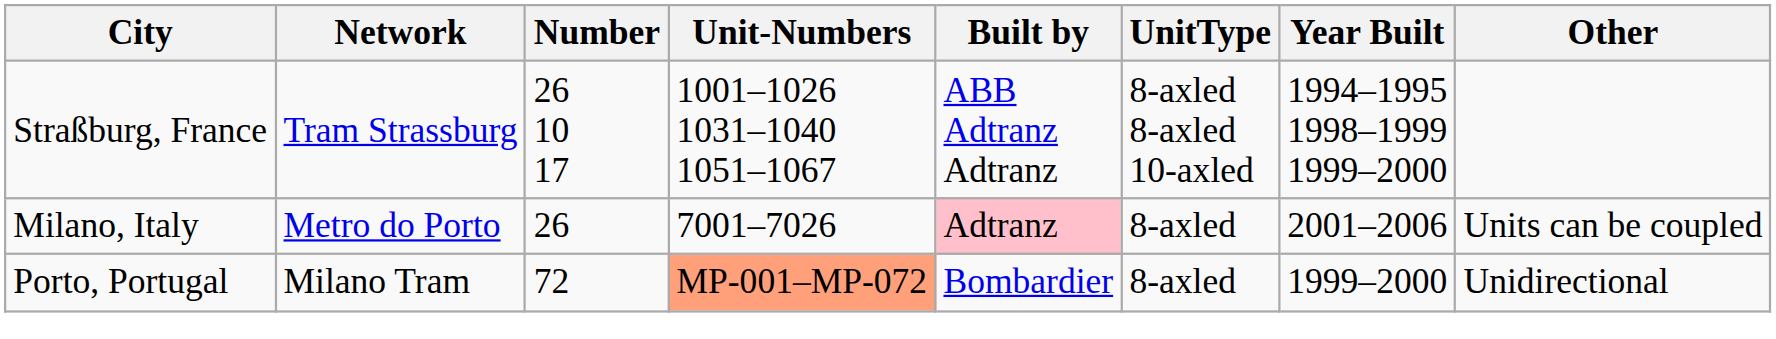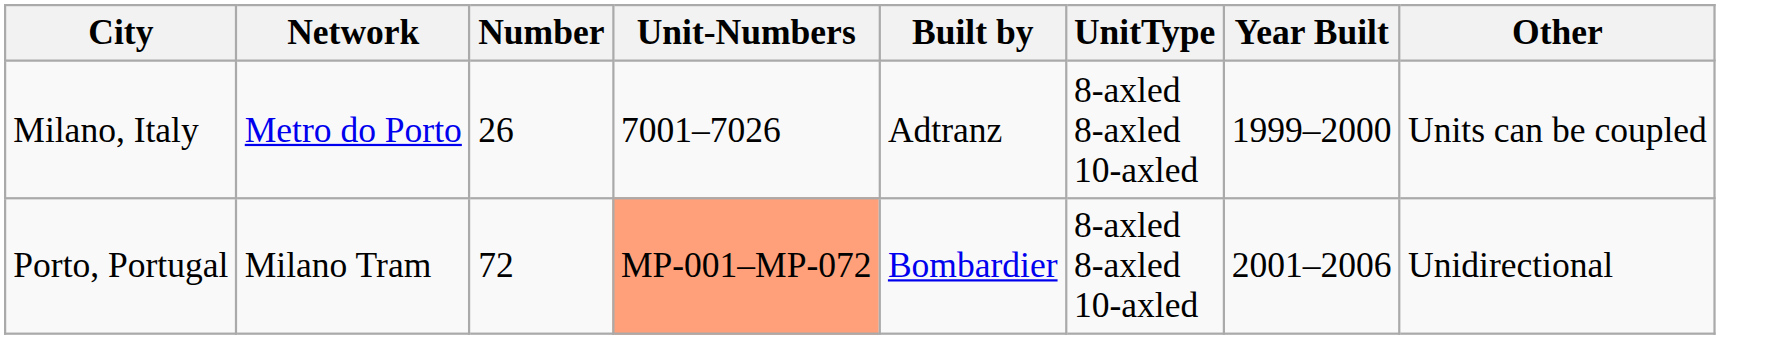- row: (140, 128)
(1001, 225) pink background -> (945, 128) no background
(1183, 225) 8-axled -> (1136, 128) 8-axled 8-axled 10-axled
(1367, 225) 2001–2006 -> (1312, 128) 1999–2000
(1183, 281) 8-axled -> (1136, 265) 8-axled 8-axled 10-axled
(1367, 281) 1999–2000 -> (1312, 265) 2001–2006
